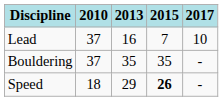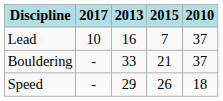columns swapped: (94, 15) <-> (200, 15)
(129, 61) 35 -> (129, 61) 33
(164, 61) 35 -> (164, 61) 21
(164, 84) bold -> (164, 84) normal
